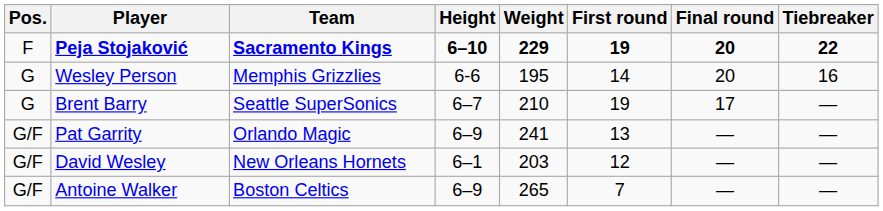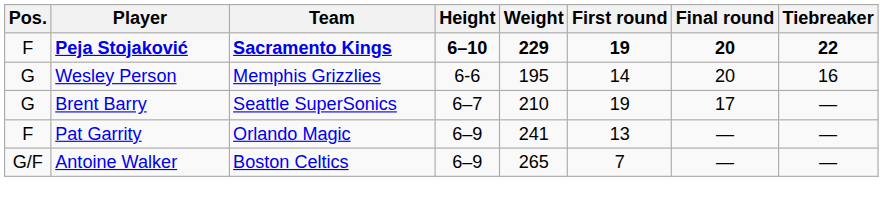(28, 133) G/F -> (28, 133) F
- row: (110, 162)
